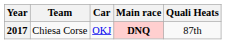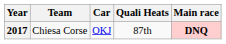columns swapped: (192, 13) <-> (139, 13)
